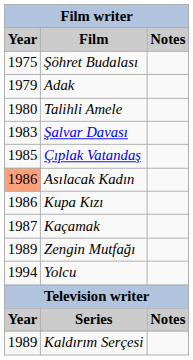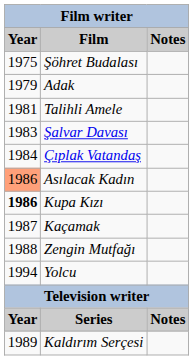(23, 109) 1980 -> (23, 109) 1981
(23, 156) 1985 -> (23, 156) 1984
(23, 202) normal -> (23, 202) bold
(23, 249) 1989 -> (23, 249) 1988
